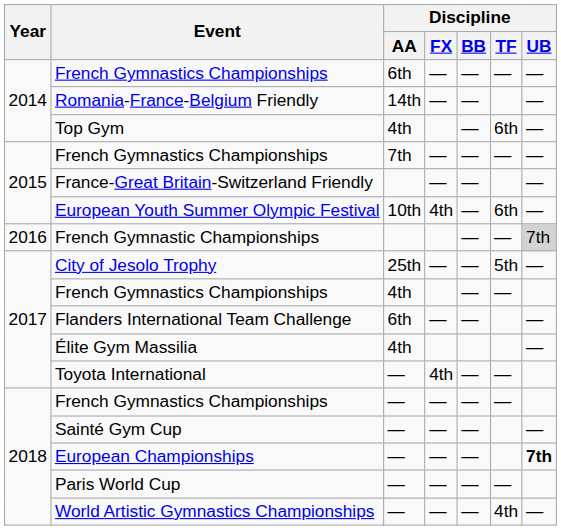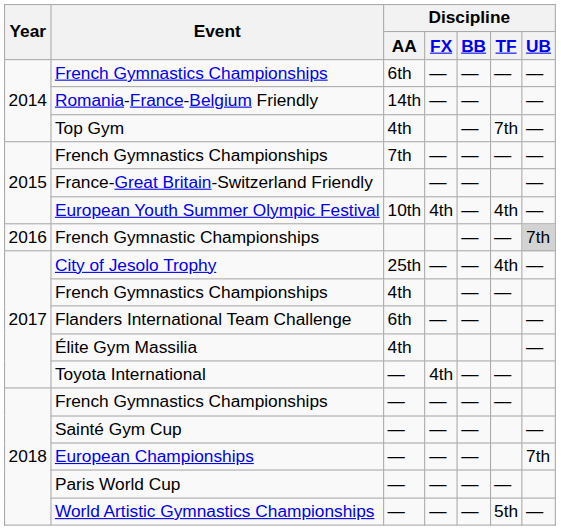(506, 127) 6th -> (506, 127) 7th
(506, 210) 6th -> (506, 210) 4th
(506, 264) 5th -> (506, 264) 4th
(539, 456) bold -> (538, 456) normal
(506, 511) 4th -> (506, 511) 5th
